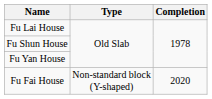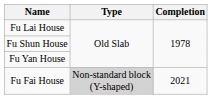(112, 80) no background -> (112, 80) lightgrey background
(180, 80) 2020 -> (180, 80) 2021
